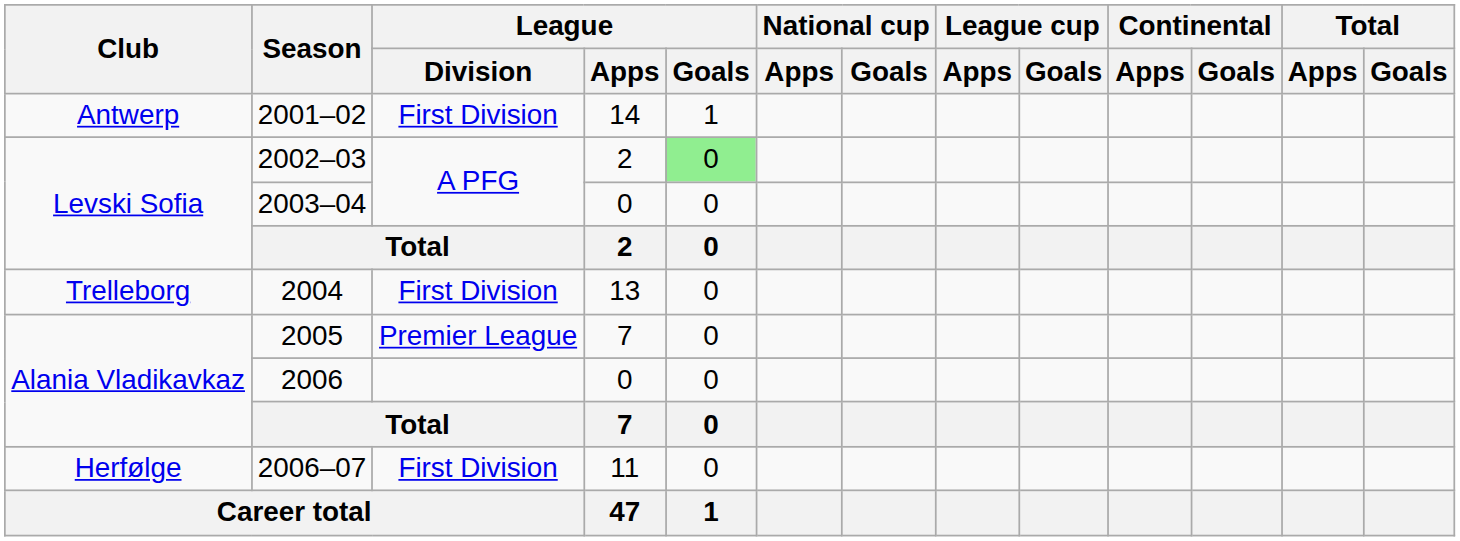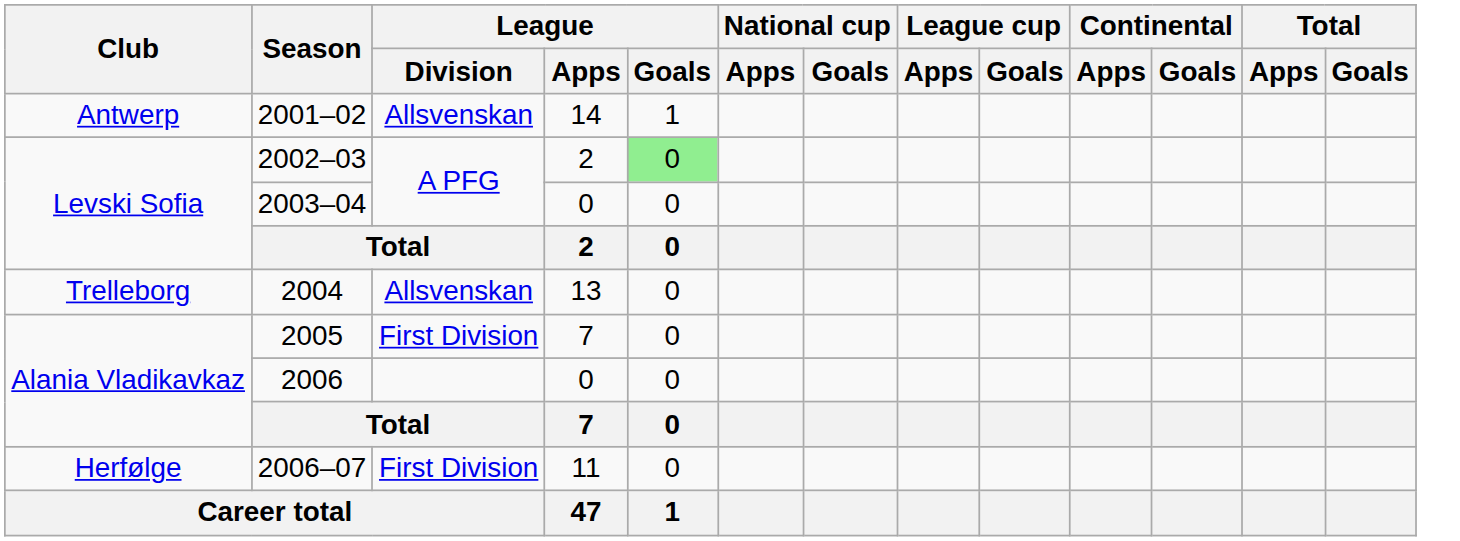(478, 114) First Division -> (459, 114) Allsvenskan
(478, 291) First Division -> (459, 291) Allsvenskan
(478, 335) Premier League -> (459, 335) First Division
